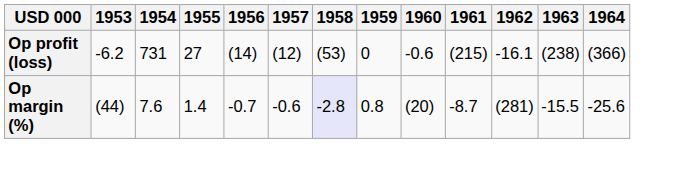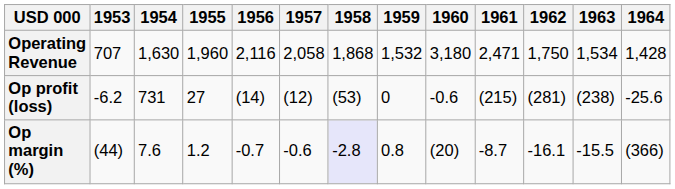+ row: (47, 52)
(514, 52) -16.1 -> (547, 97) (281)
(607, 52) (366) -> (644, 97) -25.6
(195, 106) 1.4 -> (198, 151) 1.2
(515, 106) (281) -> (546, 151) -16.1
(606, 106) -25.6 -> (644, 151) (366)
